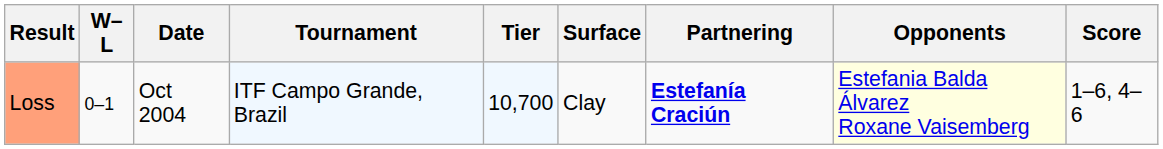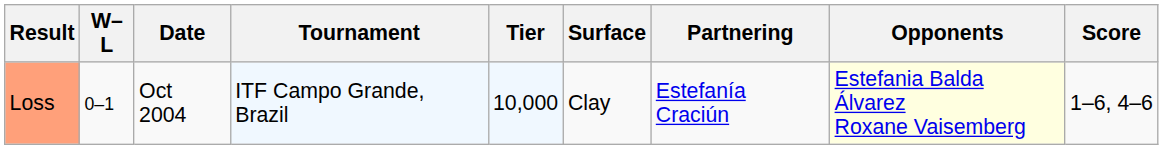(521, 103) 10,700 -> (526, 103) 10,000
(698, 103) bold -> (701, 103) normal
